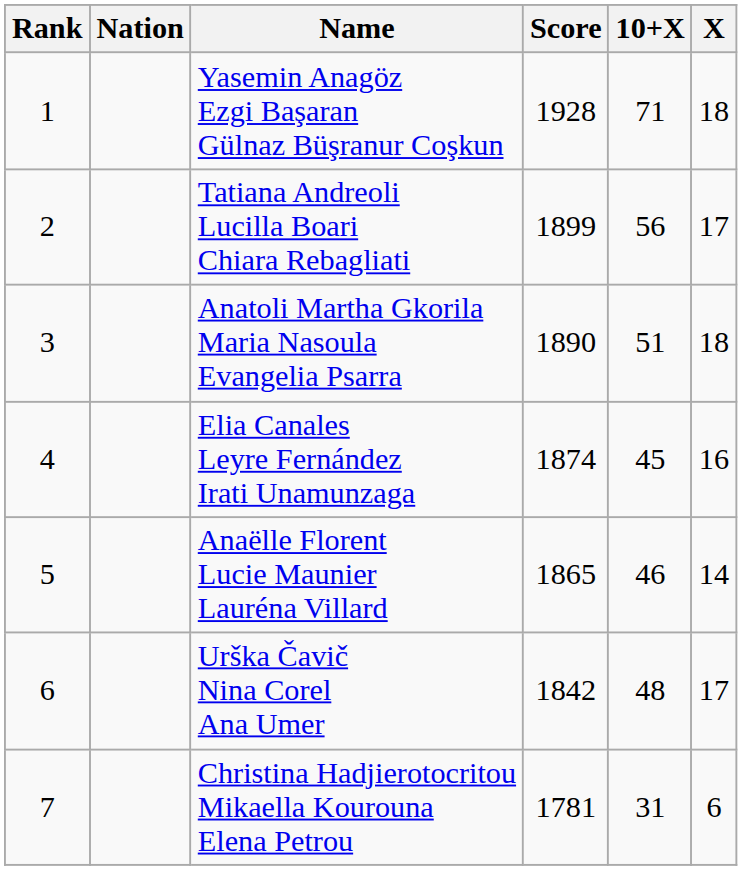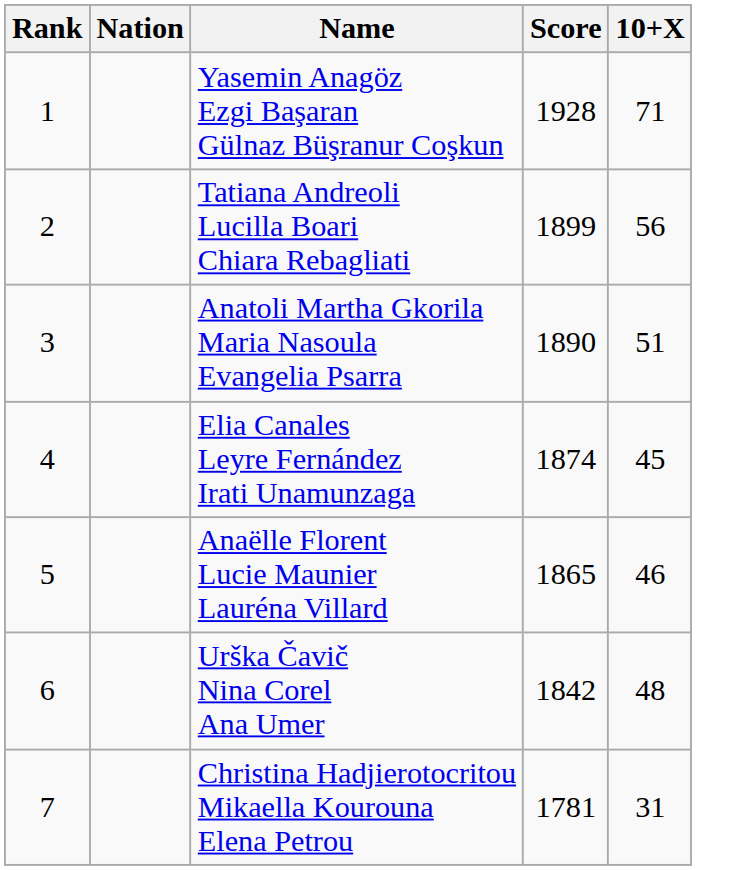- column: (714, 28)
